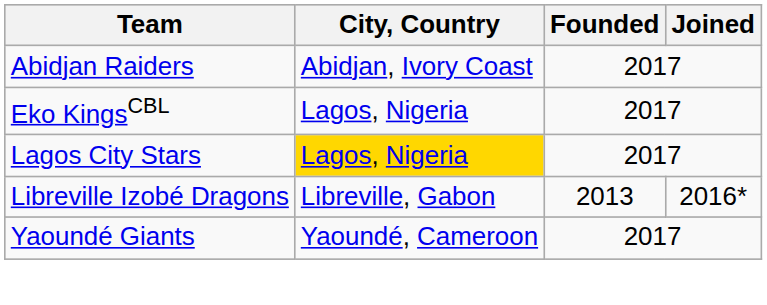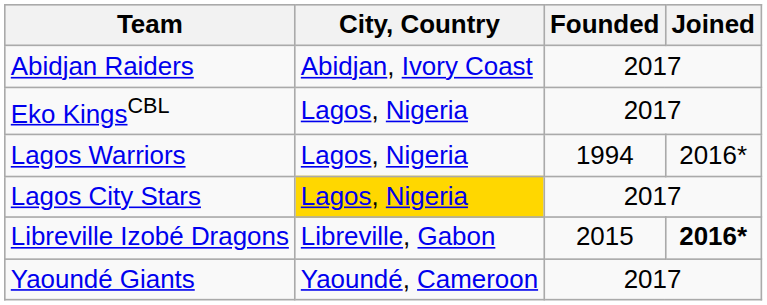+ row: (98, 155)
(605, 196) 2013 -> (605, 237) 2015
(713, 196) normal -> (713, 237) bold
